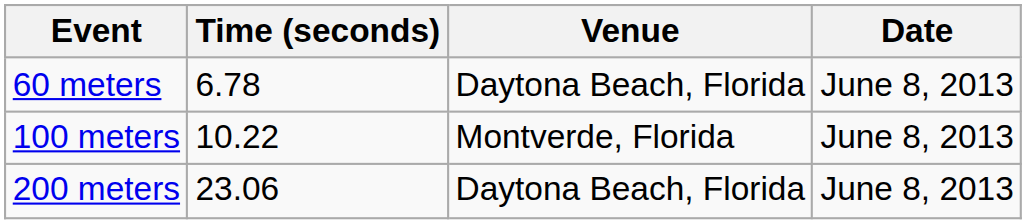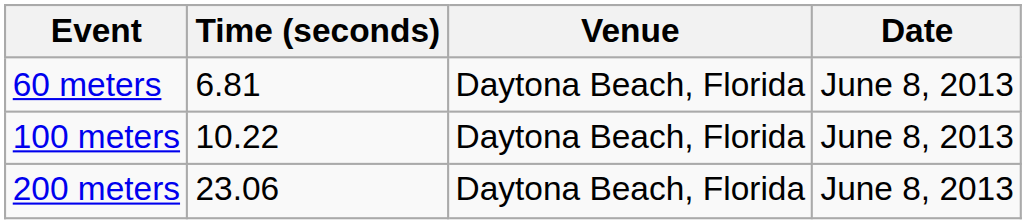(228, 84) 6.78 -> (228, 84) 6.81
(595, 137) Montverde, Florida -> (630, 137) Daytona Beach, Florida
